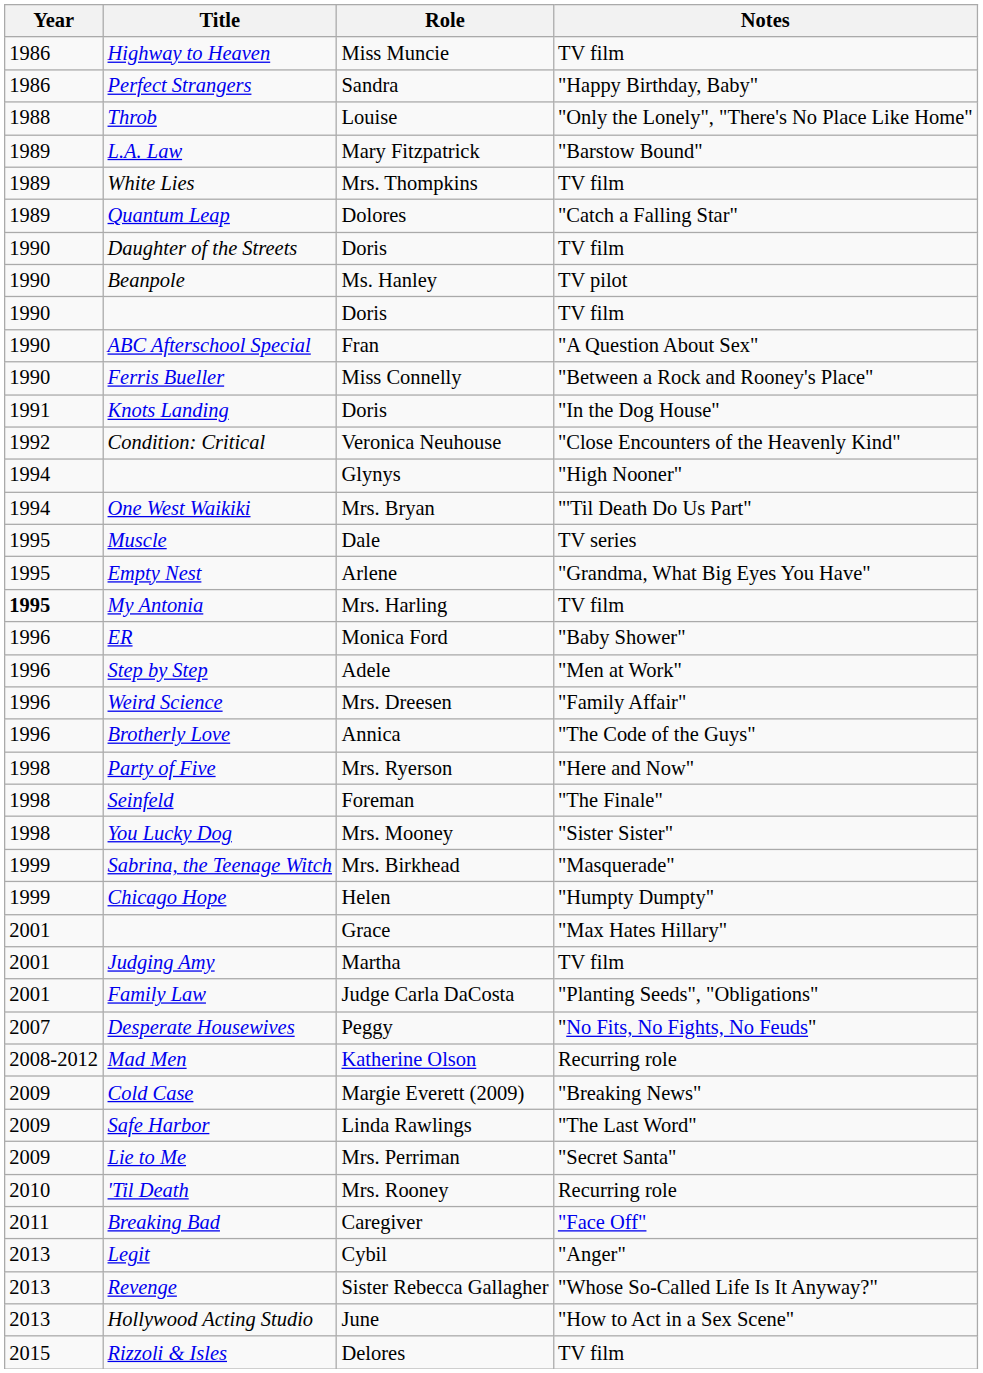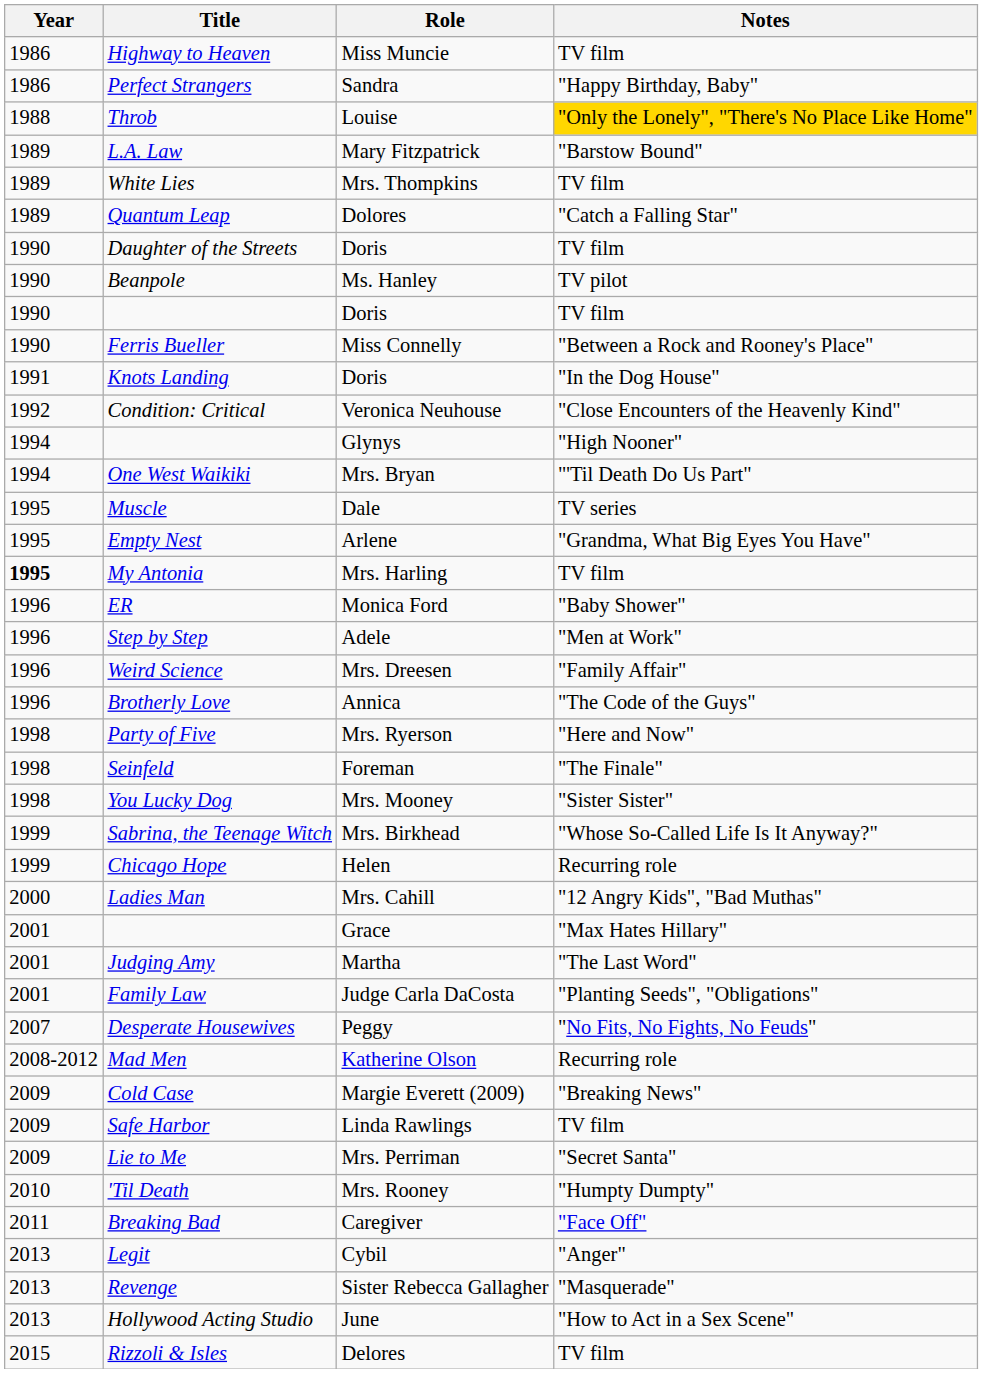(765, 118) no background -> (765, 118) gold background
- row: (209, 345)
(616, 865) "Masquerade" -> (718, 832) "Whose So-Called Life Is It Anyway?"
(636, 897) "Humpty Dumpty" -> (617, 865) Recurring role
+ row: (156, 897)
(591, 962) TV film -> (627, 962) "The Last Word"
(627, 1125) "The Last Word" -> (591, 1125) TV film
(617, 1190) Recurring role -> (636, 1190) "Humpty Dumpty"
(718, 1287) "Whose So-Called Life Is It Anyway?" -> (616, 1287) "Masquerade"
